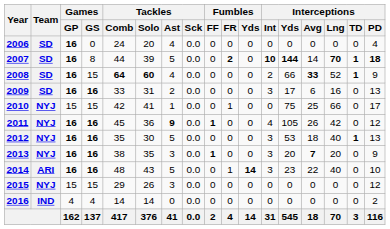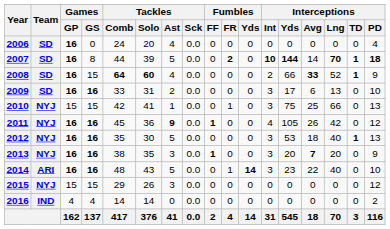(336, 91) 16 -> (336, 91) 13
(375, 91) 13 -> (375, 91) 10
(270, 106) 0 -> (270, 106) 3
(375, 106) 17 -> (375, 106) 13
